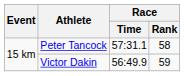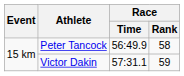(129, 46) 57:31.1 -> (129, 46) 56:49.9
(129, 63) 56:49.9 -> (129, 63) 57:31.1
